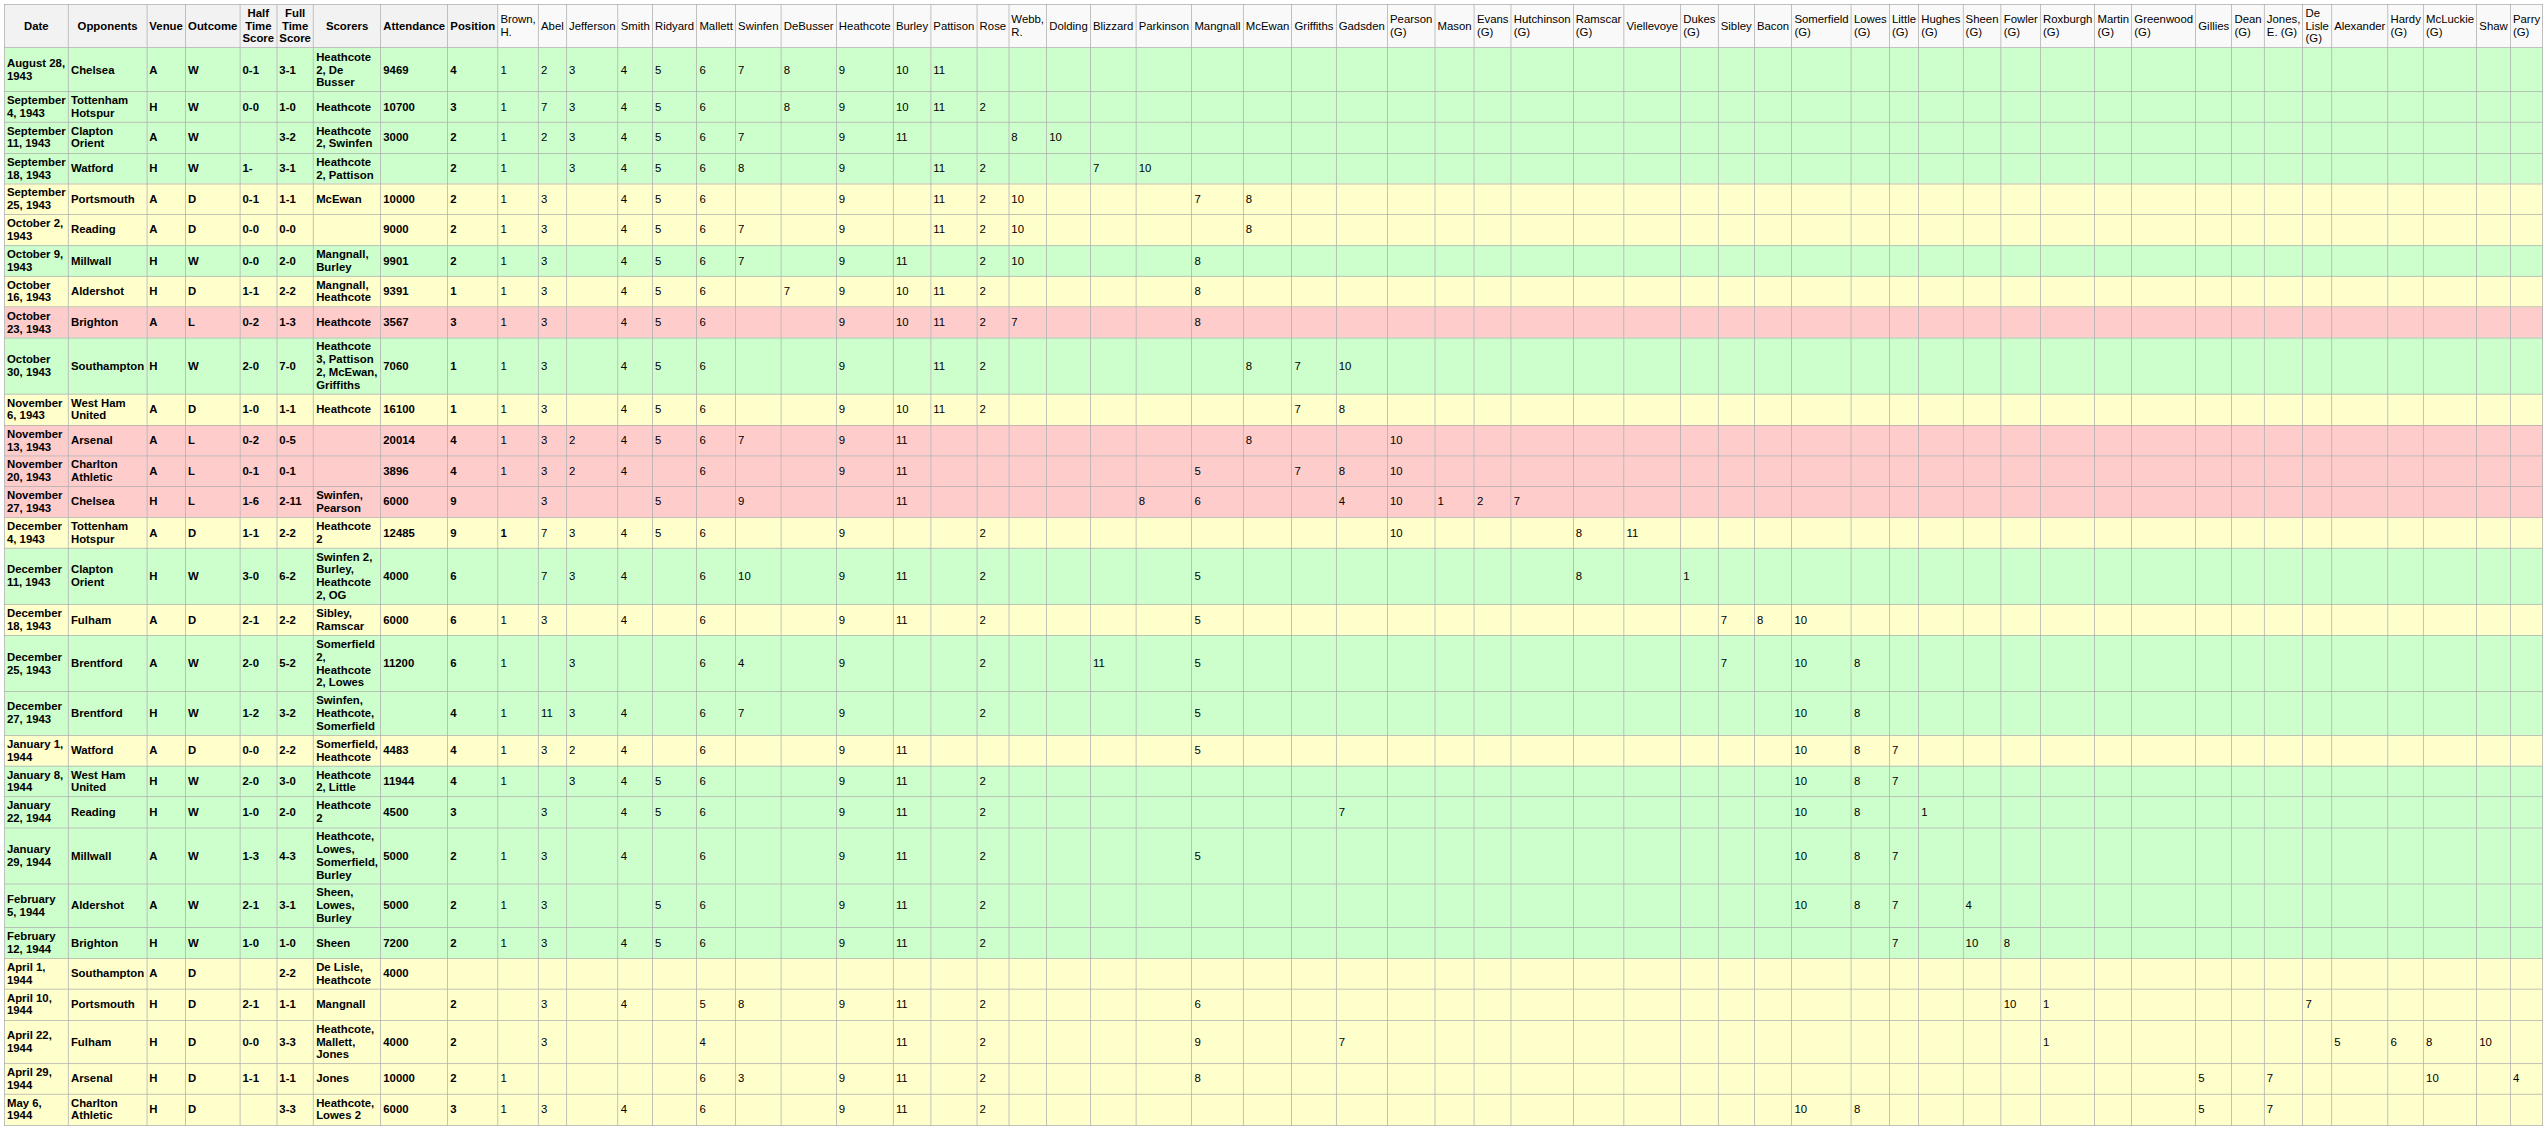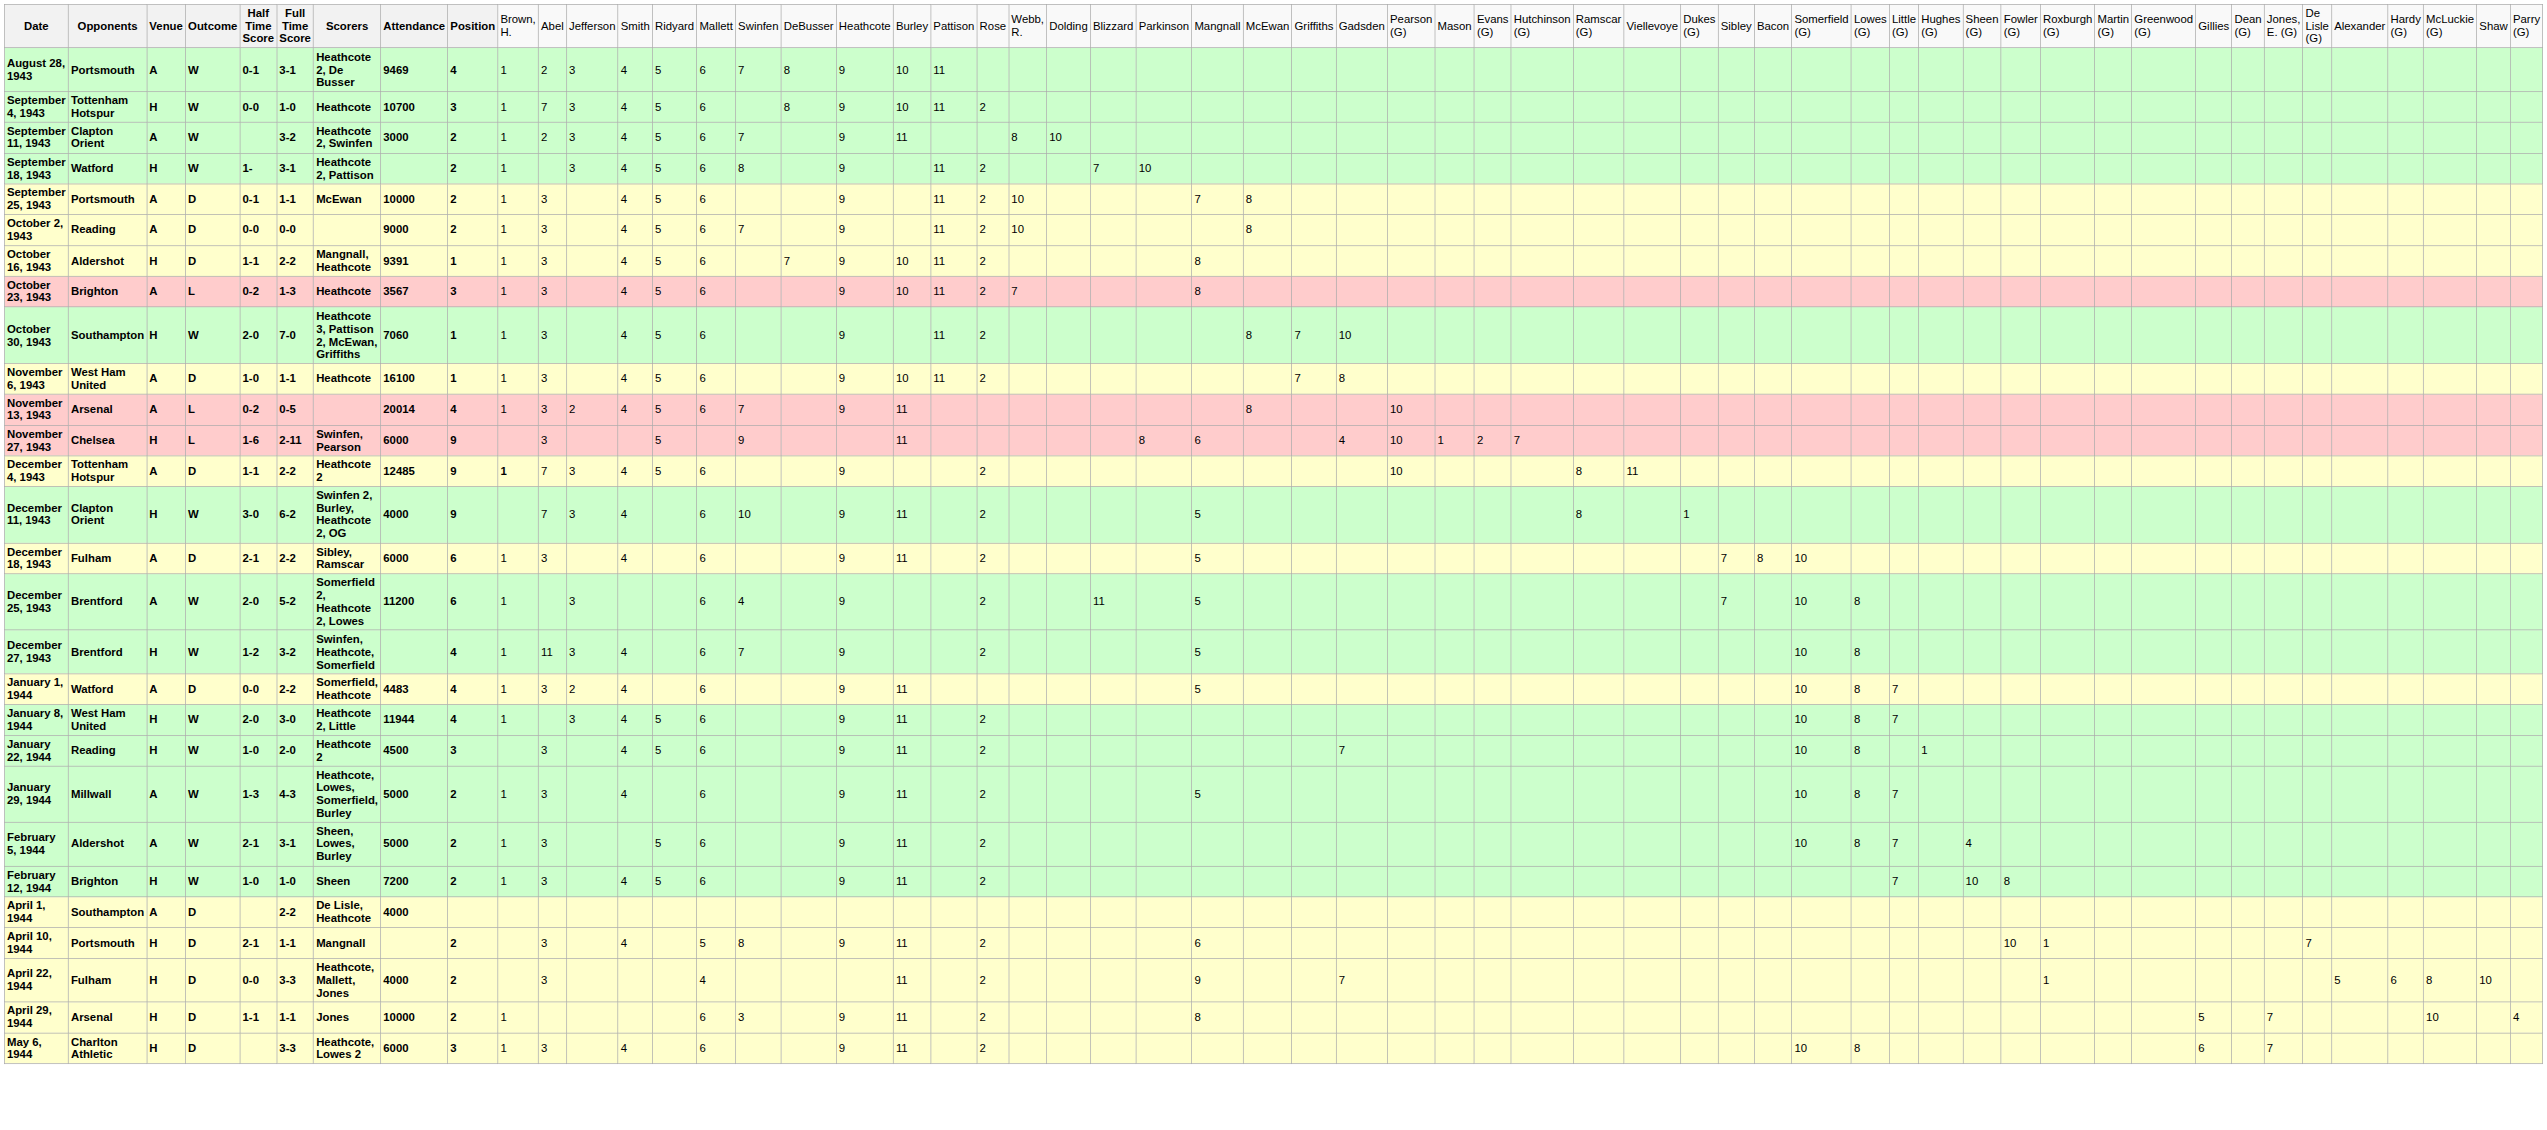(93, 69) Chelsea -> (103, 69) Portsmouth
- row: (35, 261)
- row: (35, 471)
(454, 576) 6 -> (454, 514) 9
(2201, 1109) 5 -> (2201, 1048) 6
